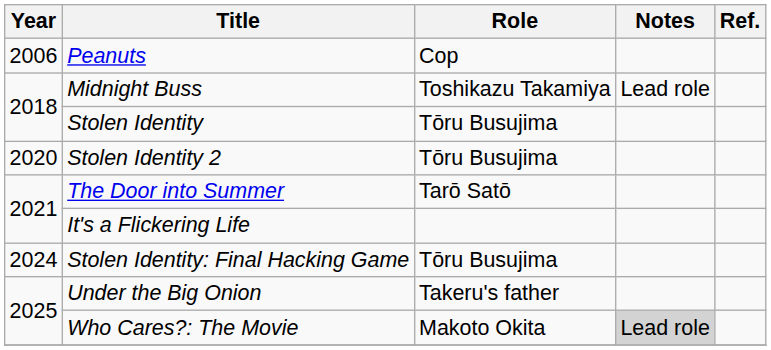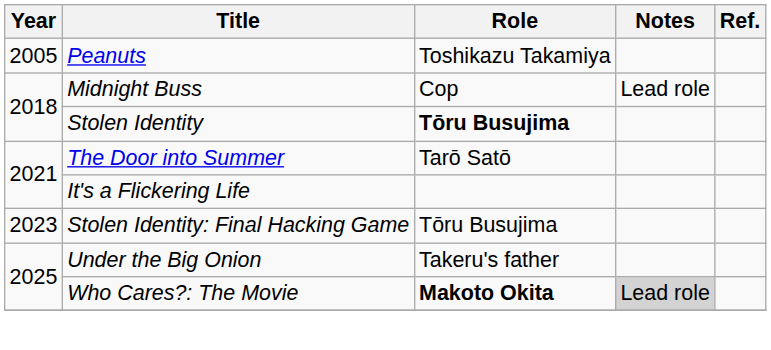(33, 55) 2006 -> (33, 55) 2005
(439, 55) Cop -> (515, 55) Toshikazu Takamiya
(515, 89) Toshikazu Takamiya -> (439, 89) Cop
(488, 123) normal -> (494, 123) bold
- row: (144, 157)
(33, 259) 2024 -> (33, 225) 2023
(482, 327) normal -> (486, 293) bold
